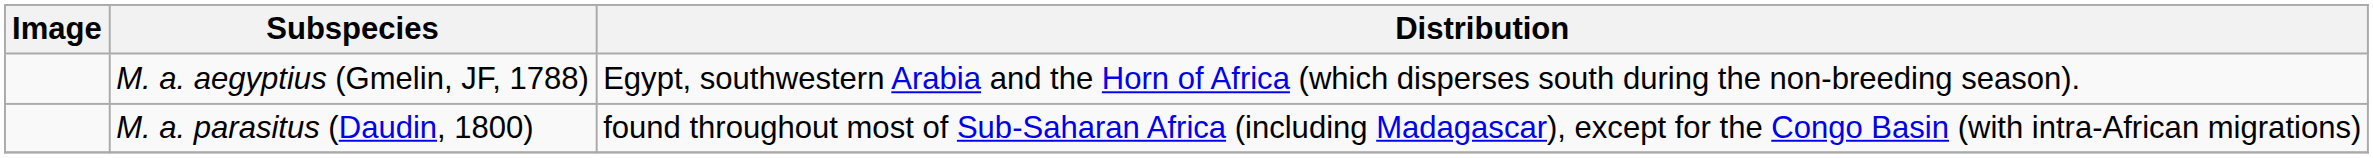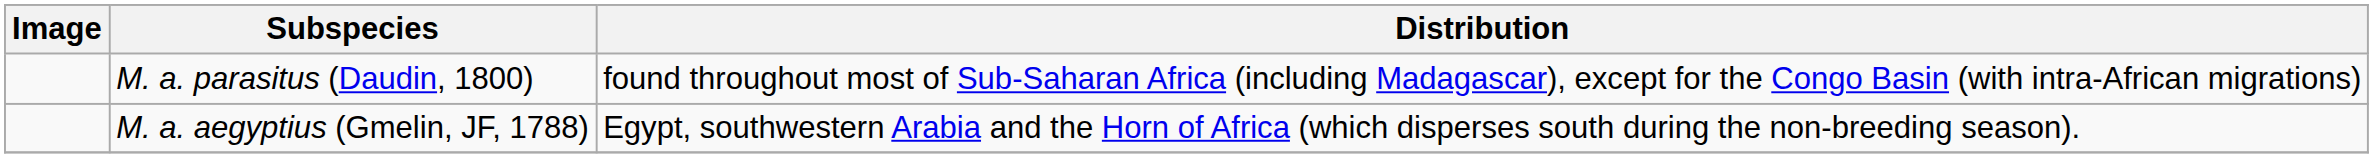rows swapped: (325, 127) <-> (353, 78)
